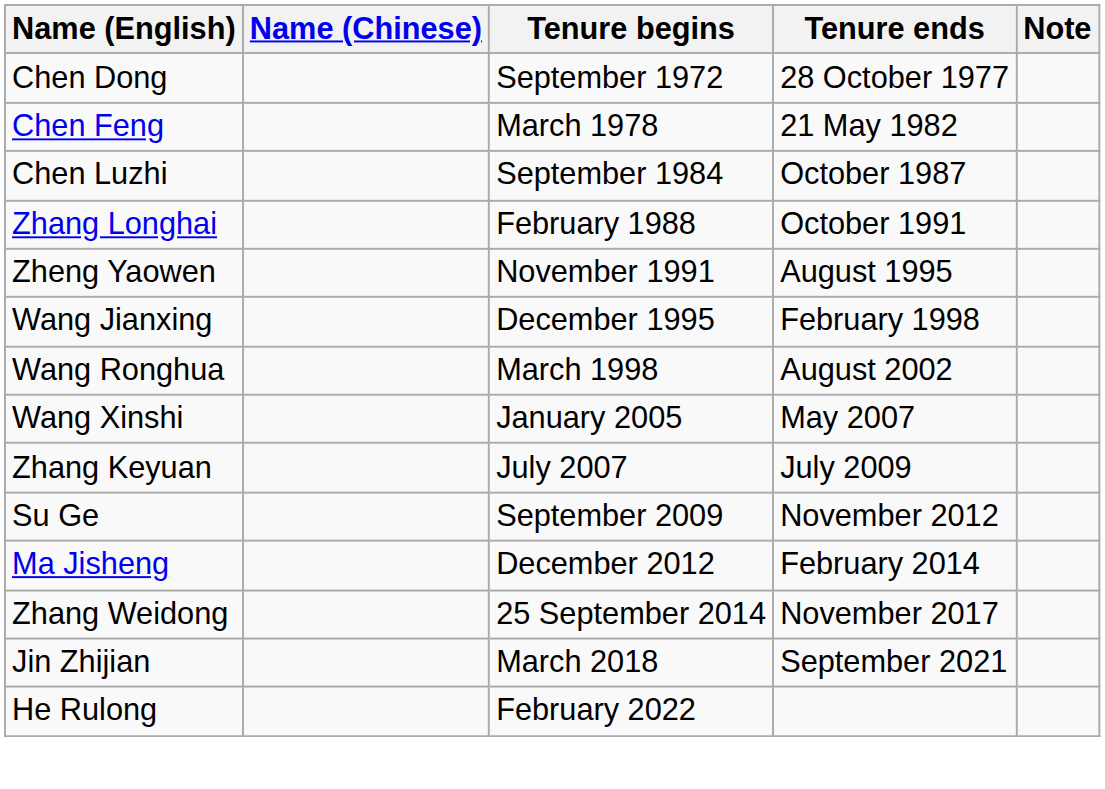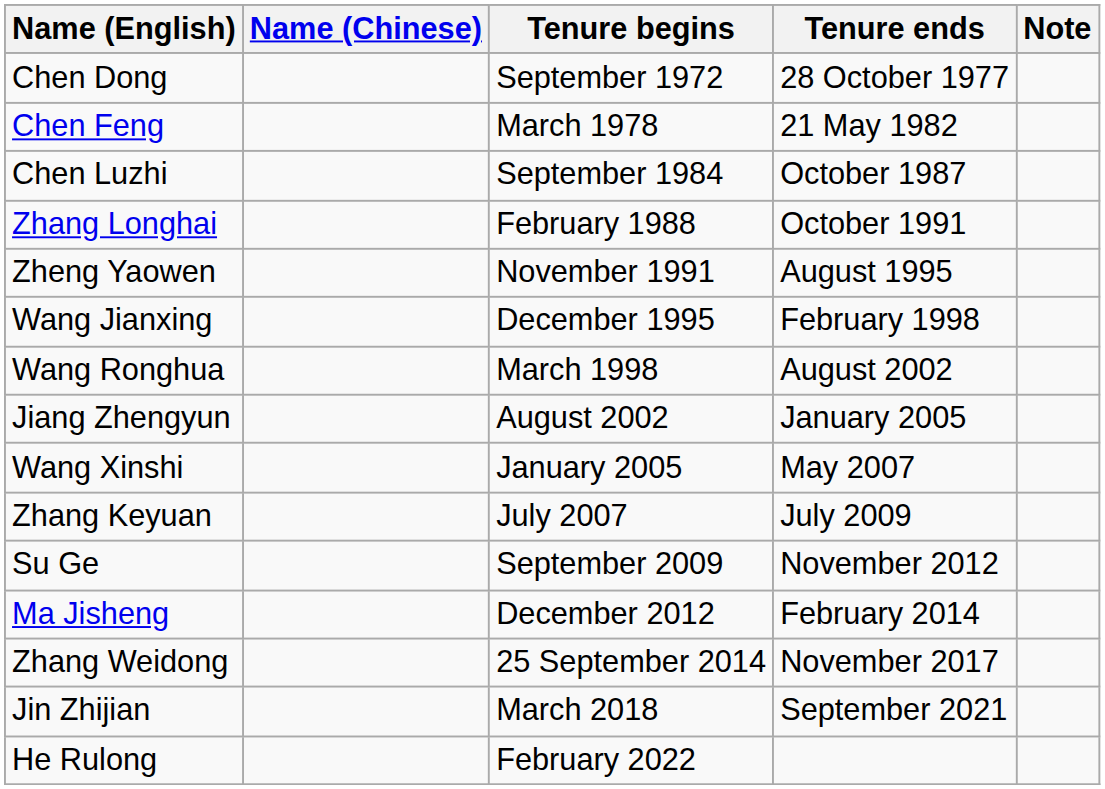+ row: (121, 418)
